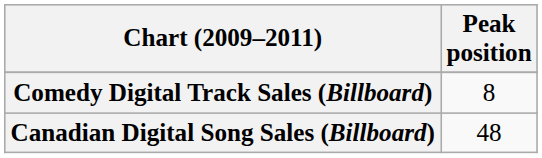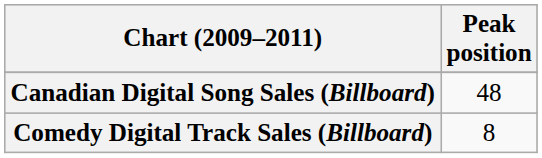rows swapped: (223, 132) <-> (223, 92)
